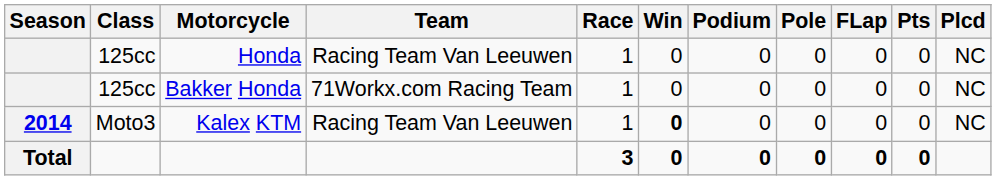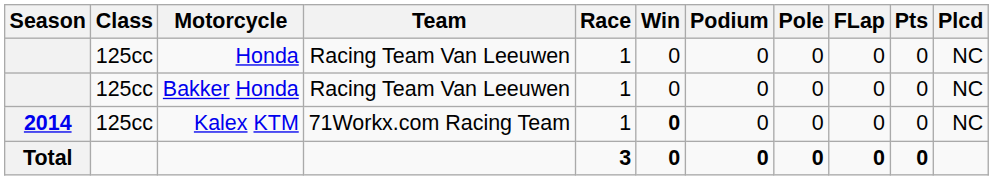(442, 89) 71Workx.com Racing Team -> (440, 89) Racing Team Van Leeuwen
(126, 123) Moto3 -> (124, 123) 125cc
(442, 123) Racing Team Van Leeuwen -> (439, 123) 71Workx.com Racing Team
